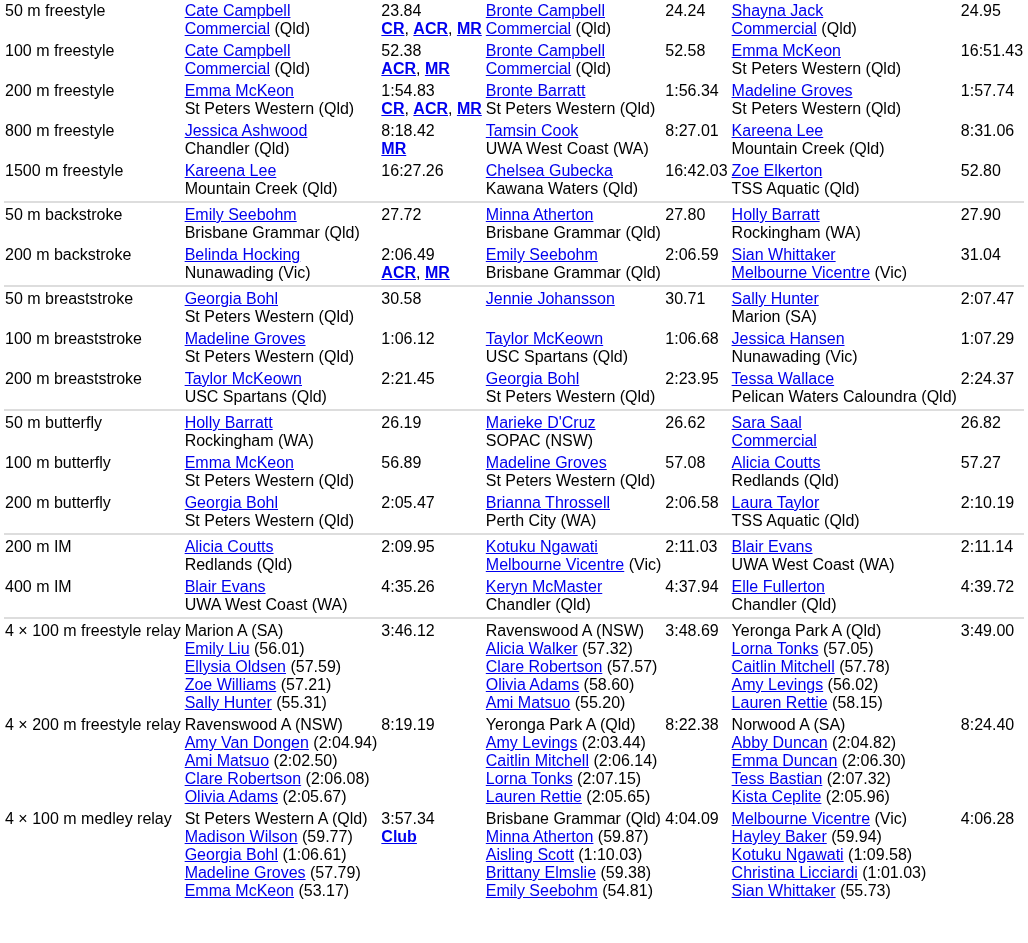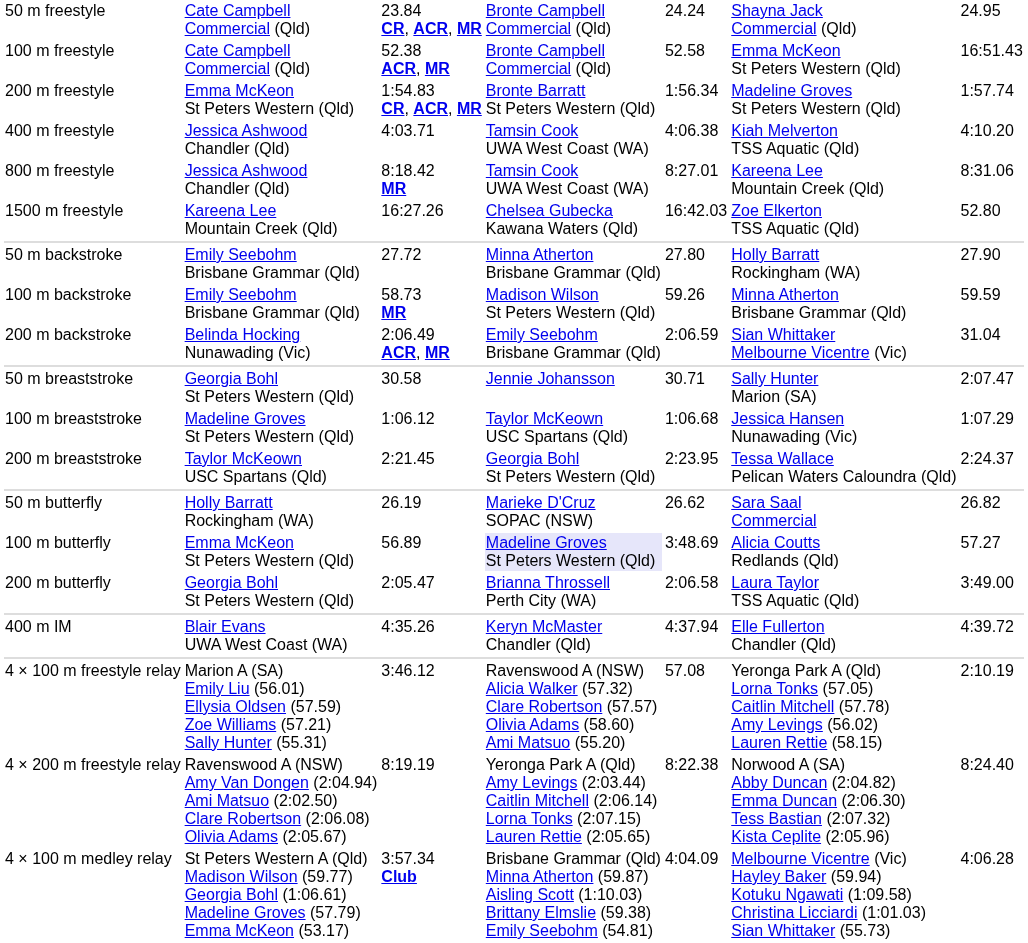+ row: (60, 130)
+ row: (68, 294)
(571, 472) no background -> (571, 552) lavender background
(685, 462) 57.08 -> (692, 542) 3:48.69
(988, 502) 2:10.19 -> (987, 582) 3:49.00
- row: (38, 546)
(692, 630) 3:48.69 -> (685, 670) 57.08
(988, 630) 3:49.00 -> (987, 670) 2:10.19
